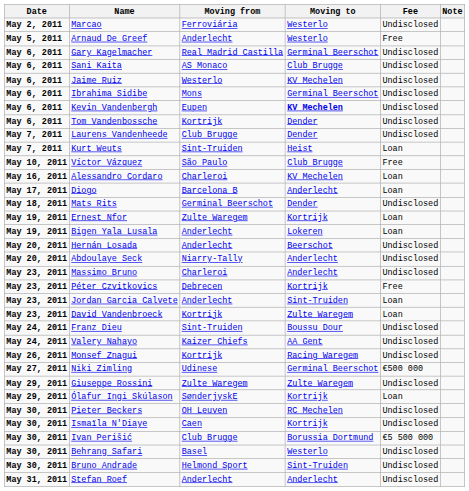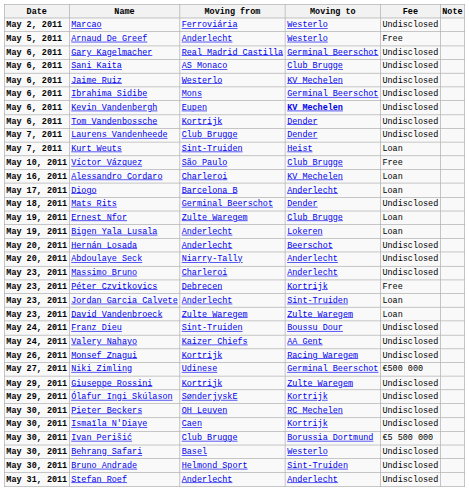(307, 218) Kortrijk -> (315, 218) Club Brugge
(202, 314) Kortrijk -> (215, 314) Zulte Waregem
(215, 383) Zulte Waregem -> (202, 383) Kortrijk
(393, 397) Loan -> (410, 397) Undisclosed
